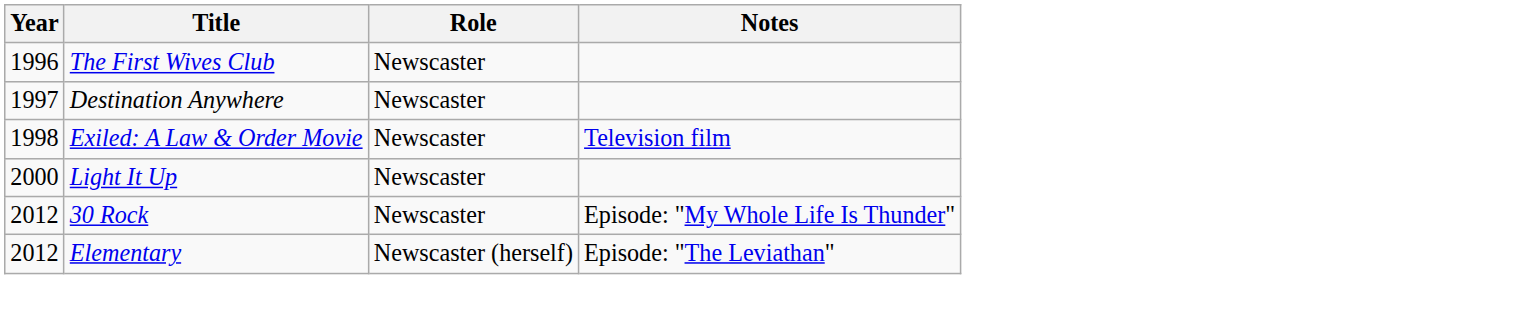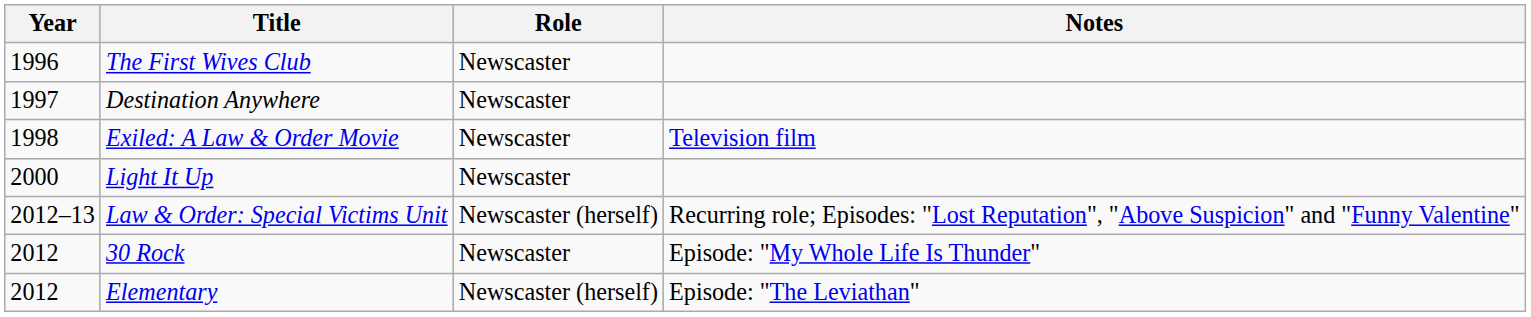+ row: (277, 215)
